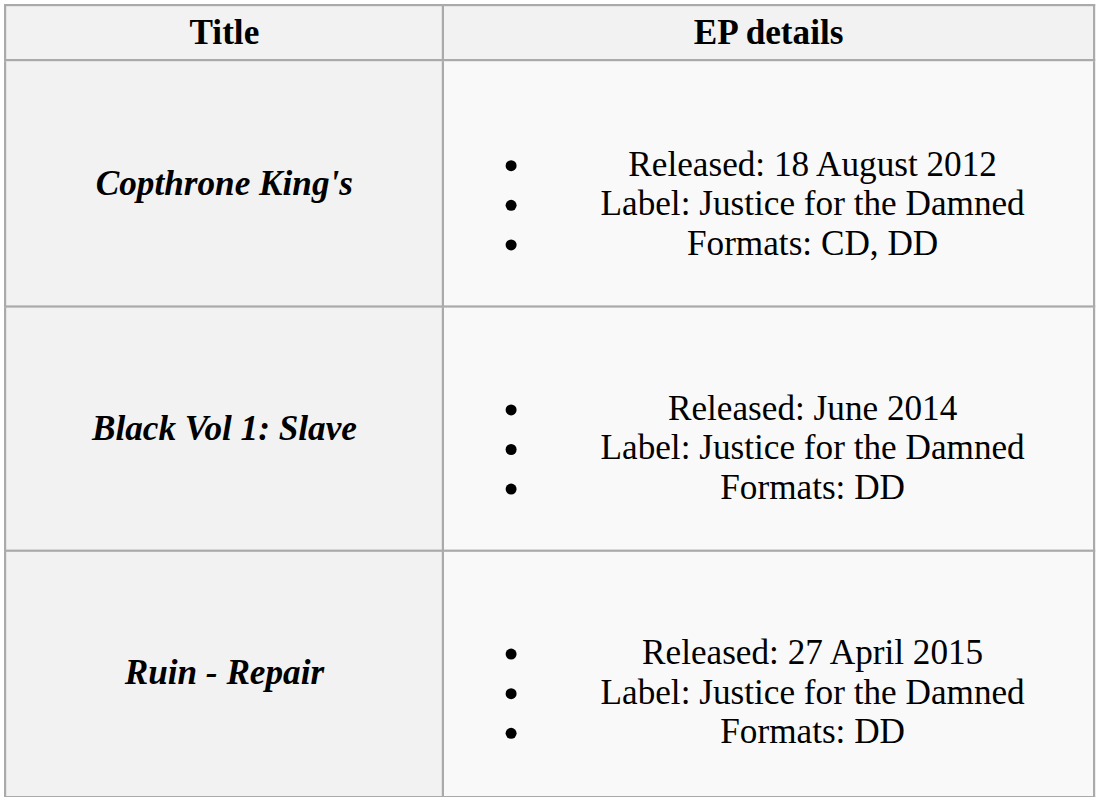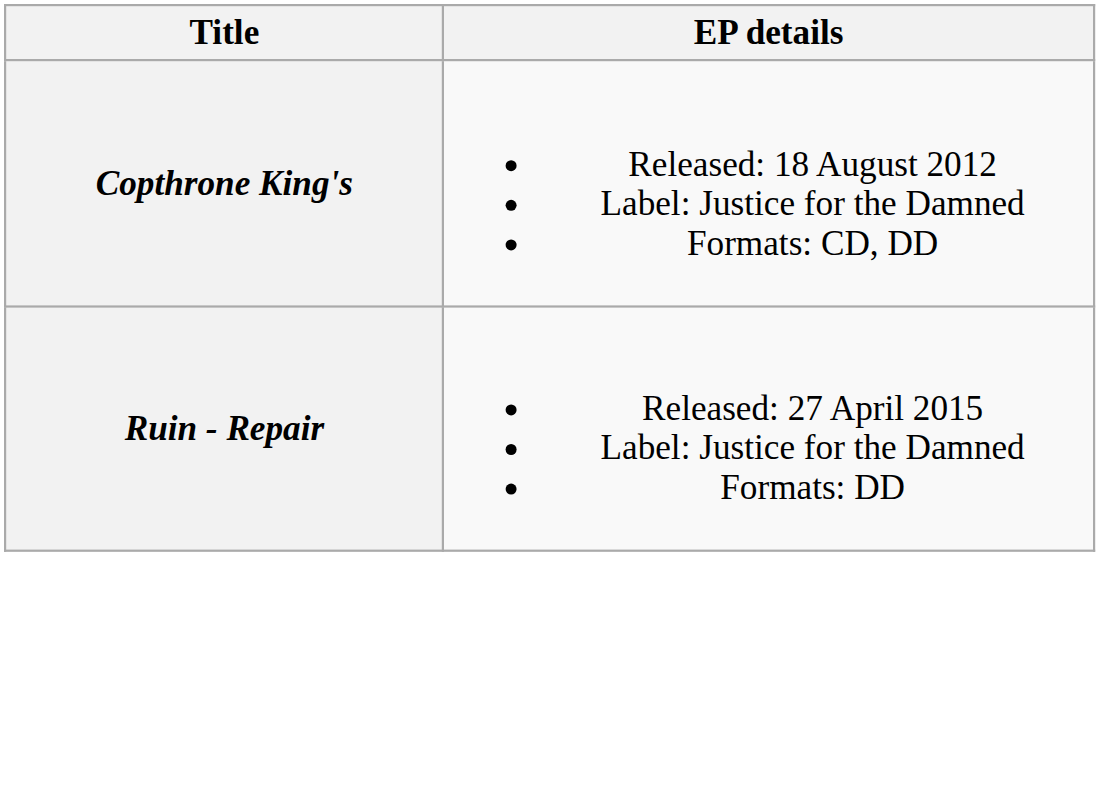- row: (224, 427)
